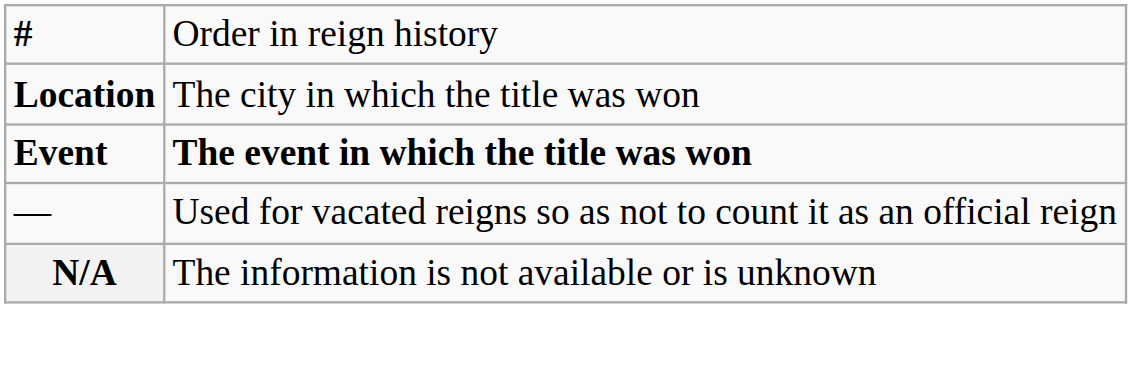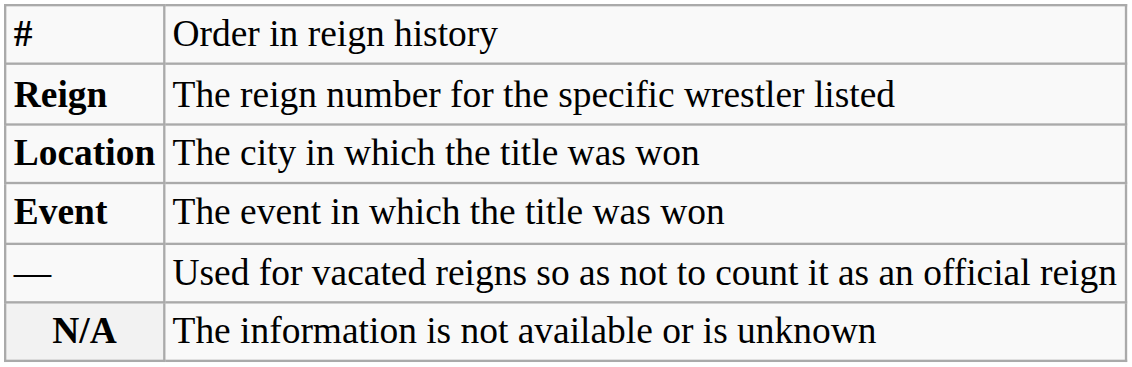+ row: (61, 93)
(462, 152) bold -> (449, 212) normal
